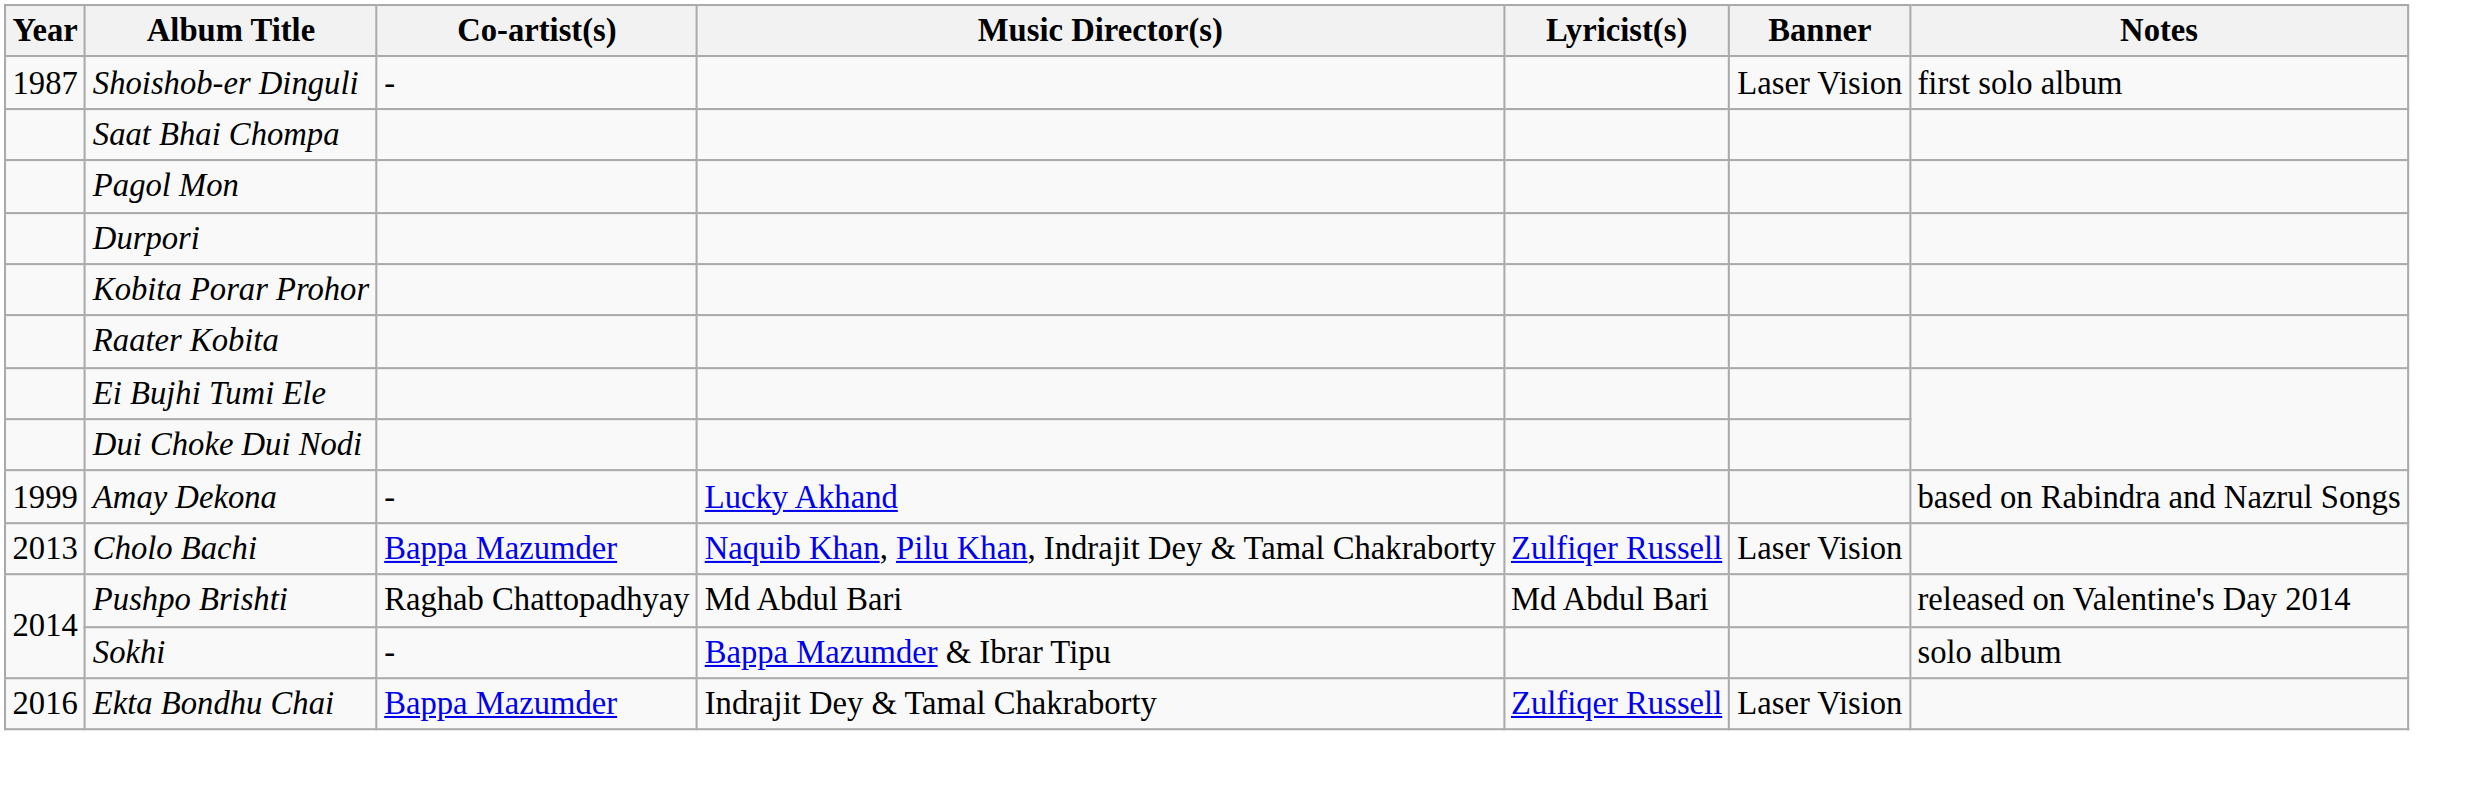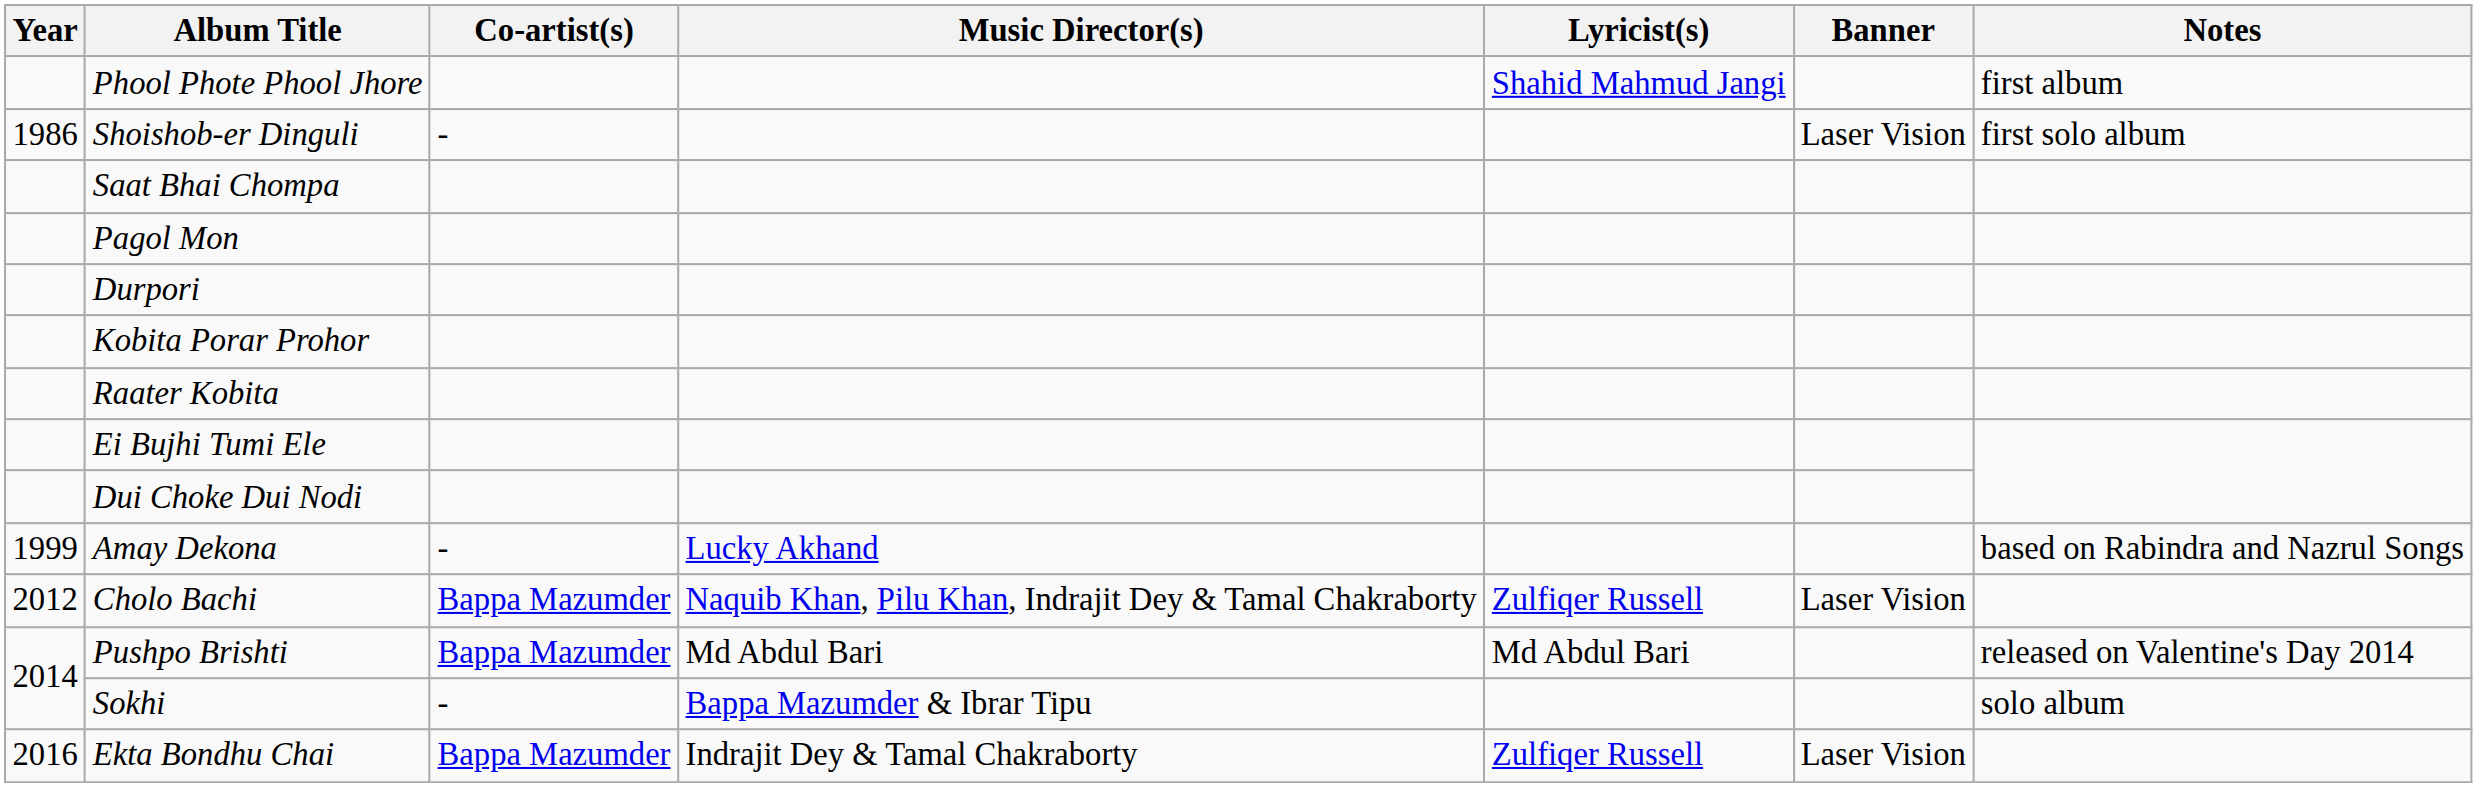+ row: (258, 82)
(45, 82) 1987 -> (45, 133) 1986
(45, 548) 2013 -> (45, 599) 2012
(537, 599) Raghab Chattopadhyay -> (554, 651) Bappa Mazumder
